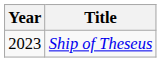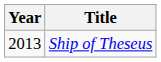(25, 43) 2023 -> (25, 43) 2013
